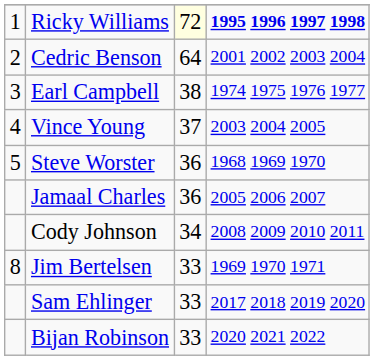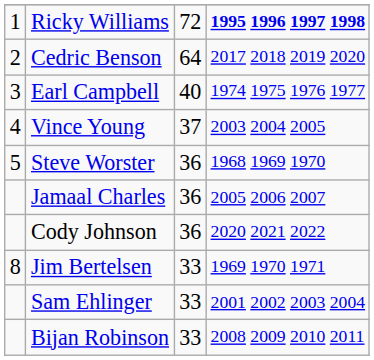(190, 22) lightyellow background -> (190, 22) no background
(288, 57) 2001 2002 2003 2004 -> (288, 57) 2017 2018 2019 2020
(190, 92) 38 -> (190, 92) 40
(190, 232) 34 -> (190, 232) 36
(288, 232) 2008 2009 2010 2011 -> (268, 232) 2020 2021 2022
(288, 302) 2017 2018 2019 2020 -> (288, 302) 2001 2002 2003 2004
(268, 337) 2020 2021 2022 -> (288, 337) 2008 2009 2010 2011
